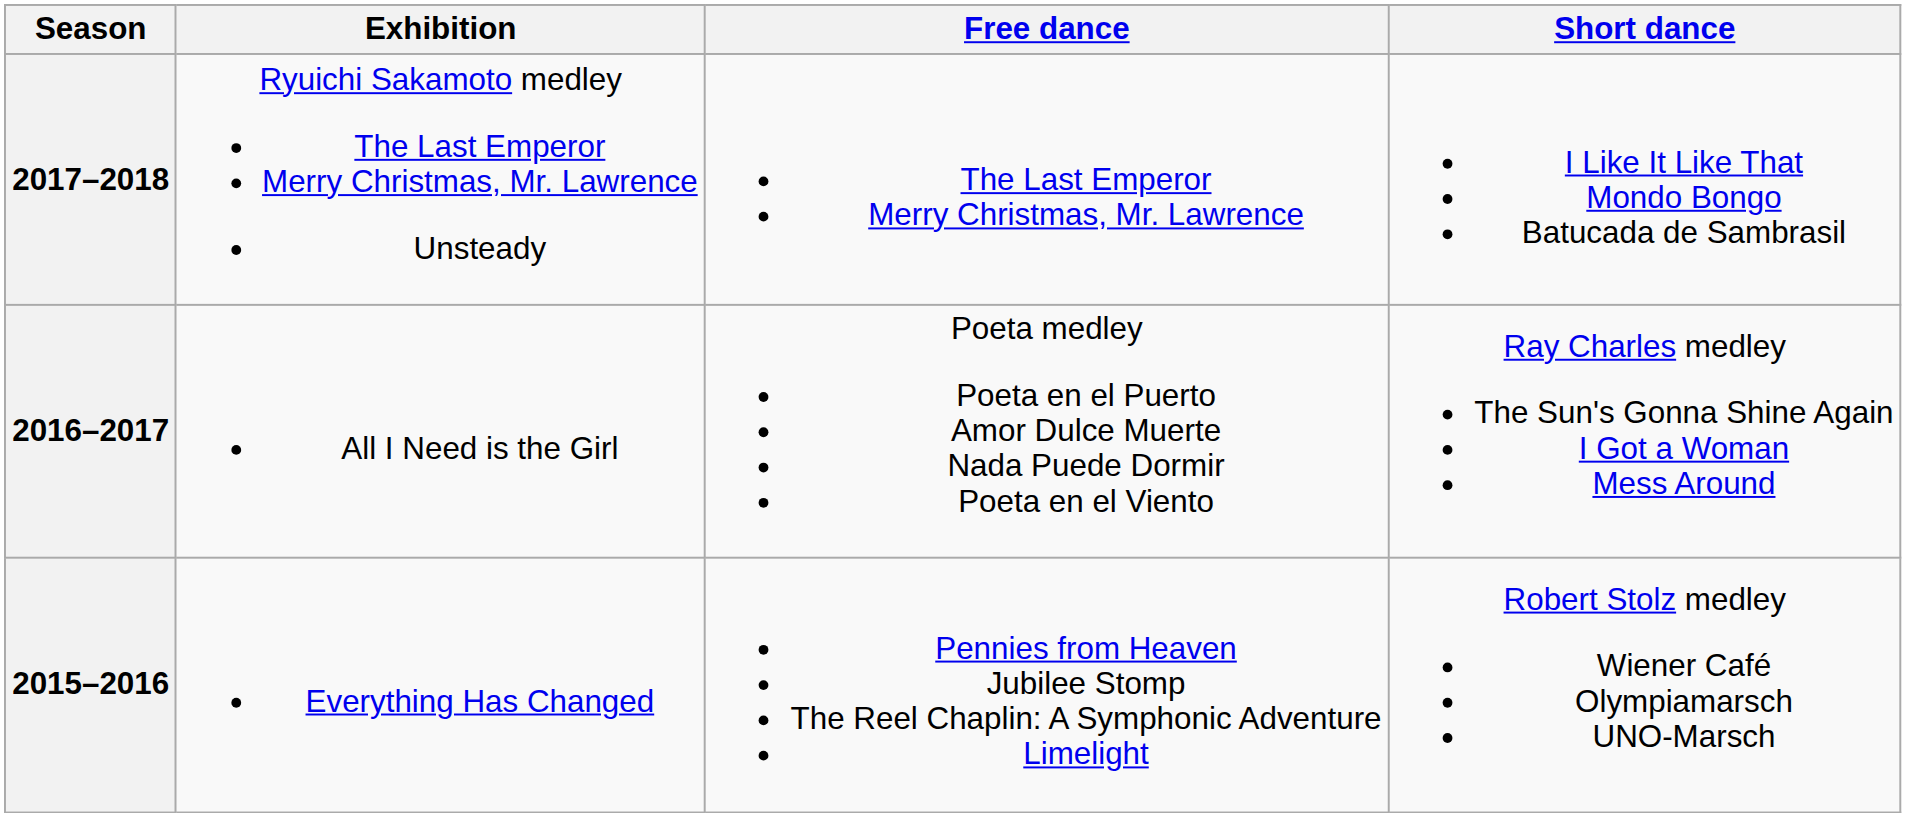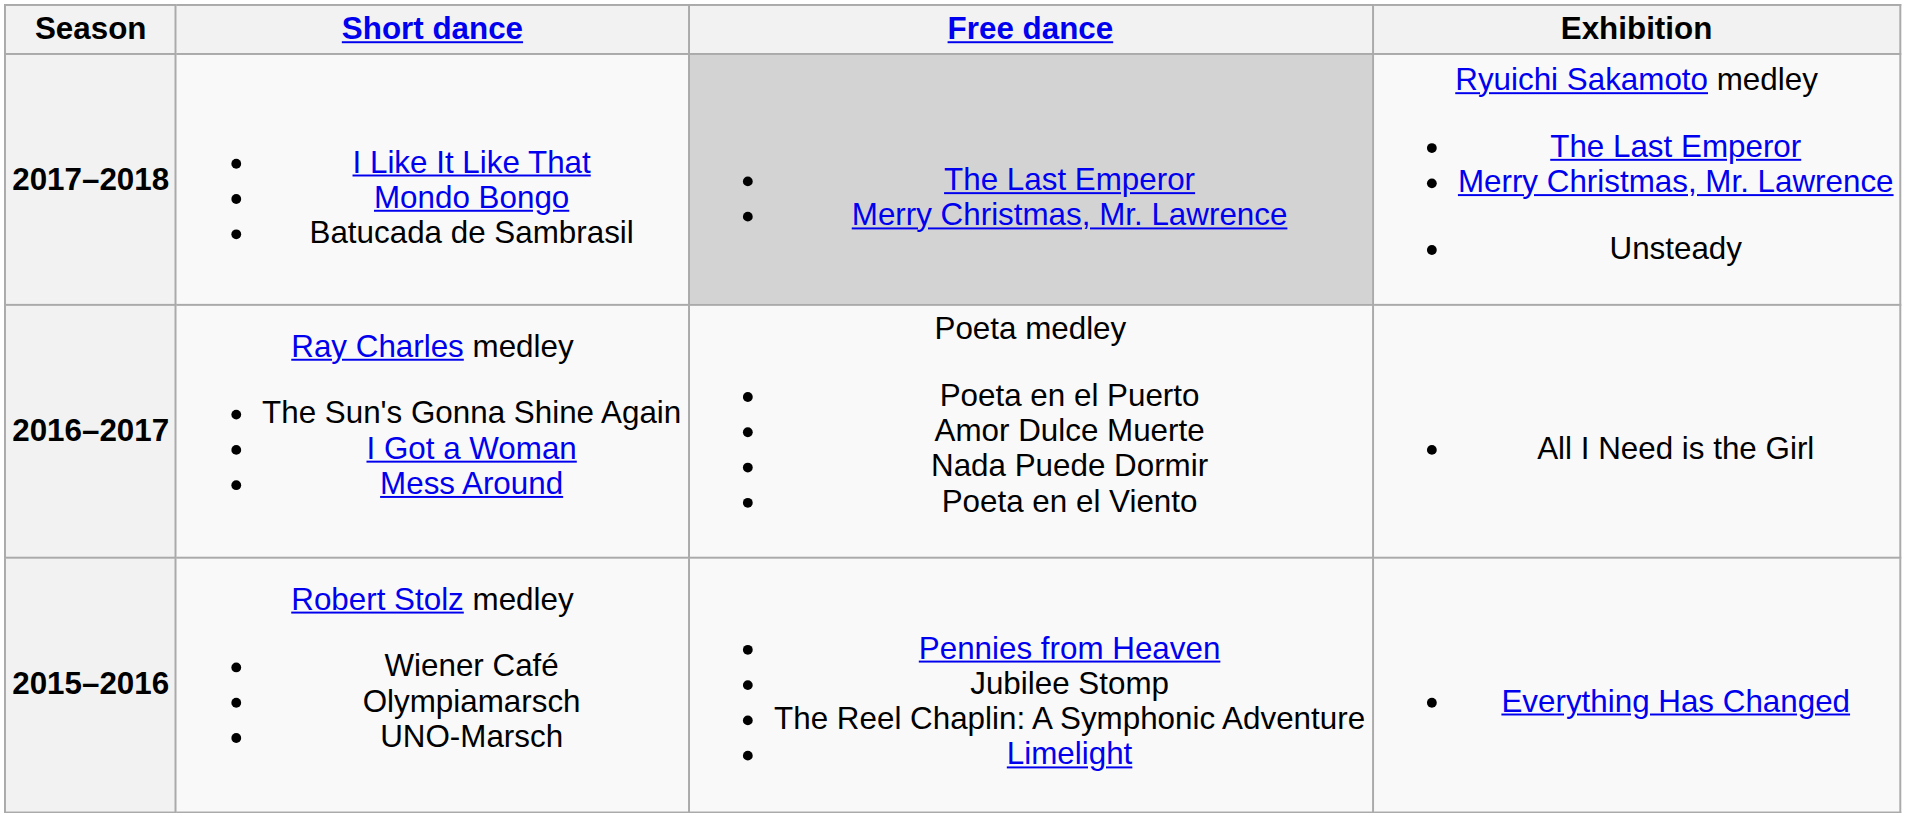columns swapped: (1645, 29) <-> (441, 29)
(1047, 197) no background -> (1030, 197) lightgrey background
